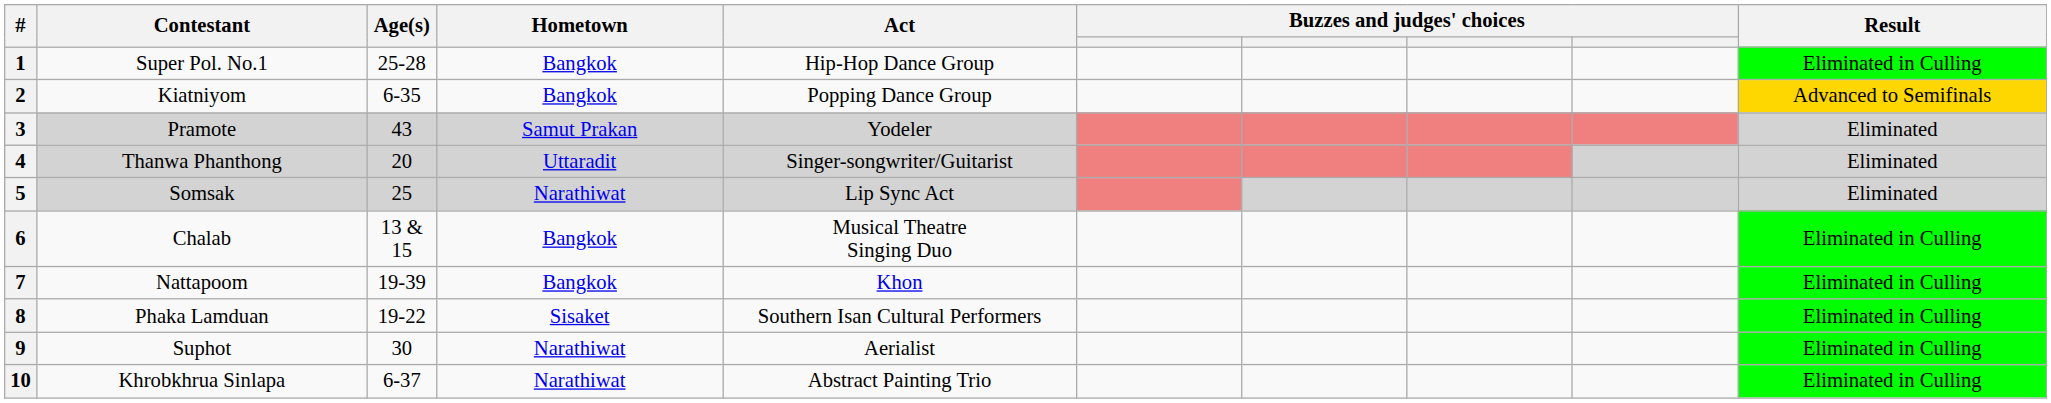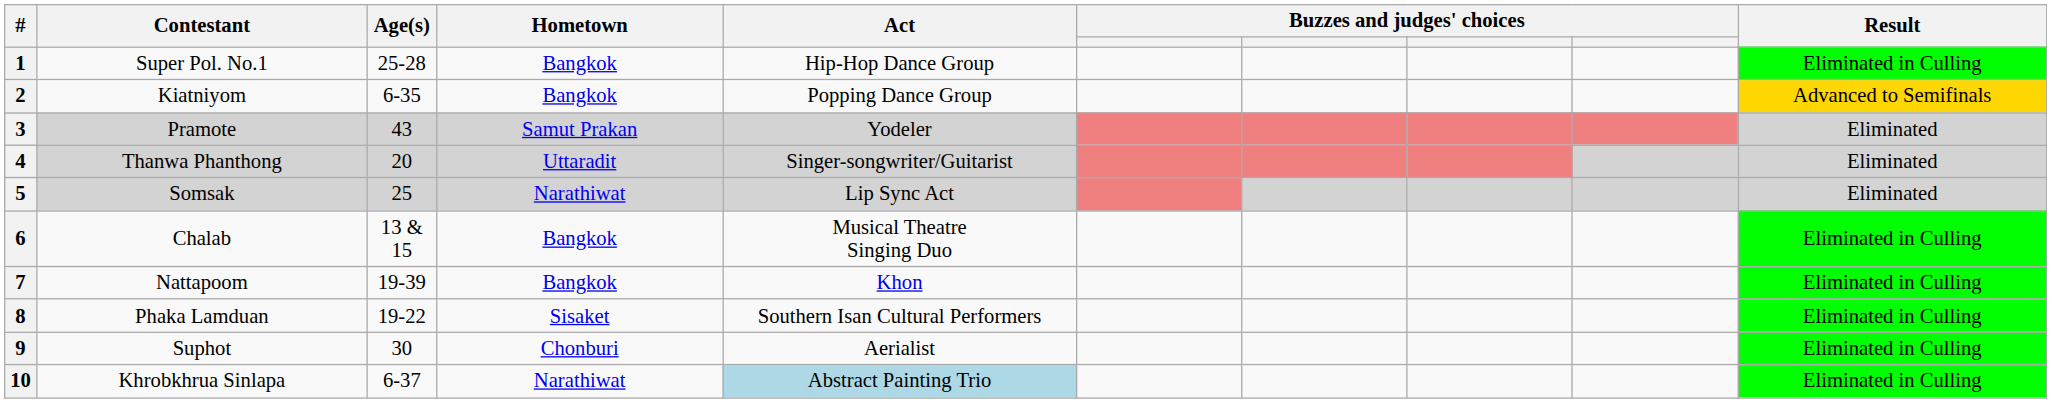(580, 348) Narathiwat -> (580, 348) Chonburi
(900, 380) no background -> (900, 380) lightblue background
